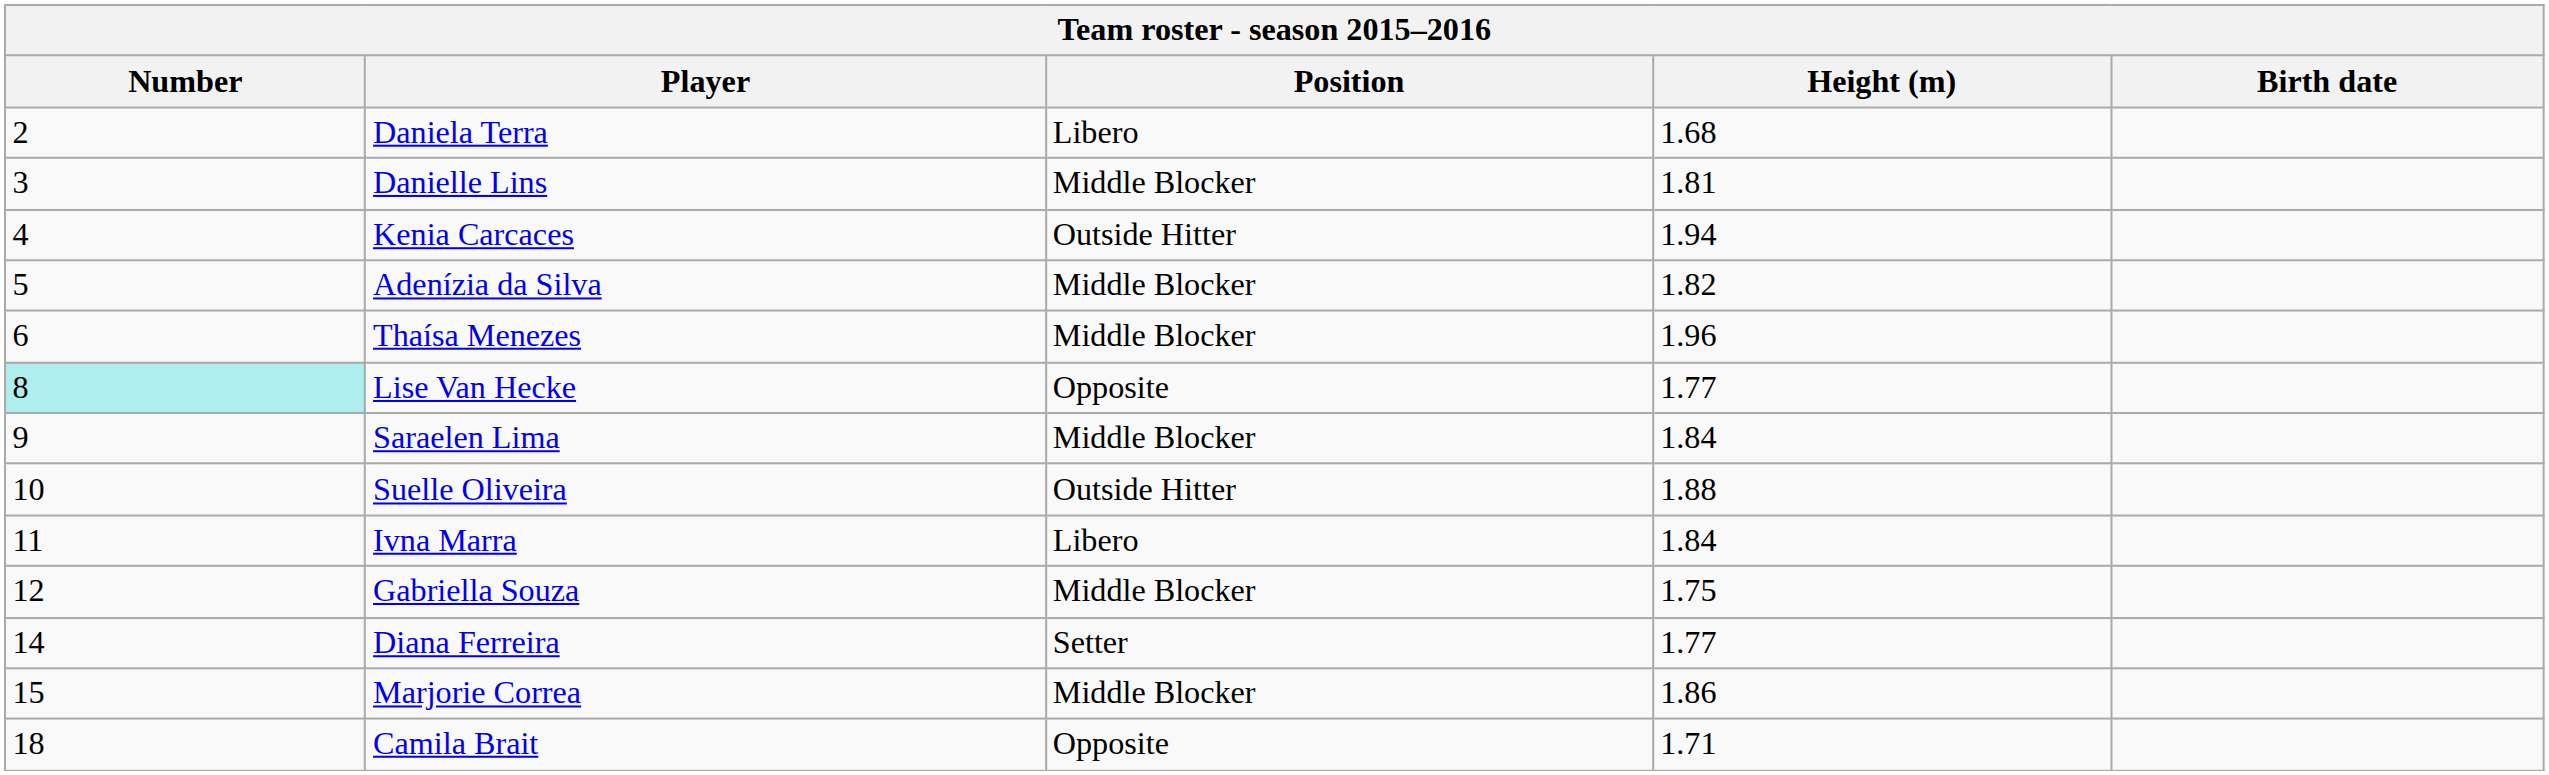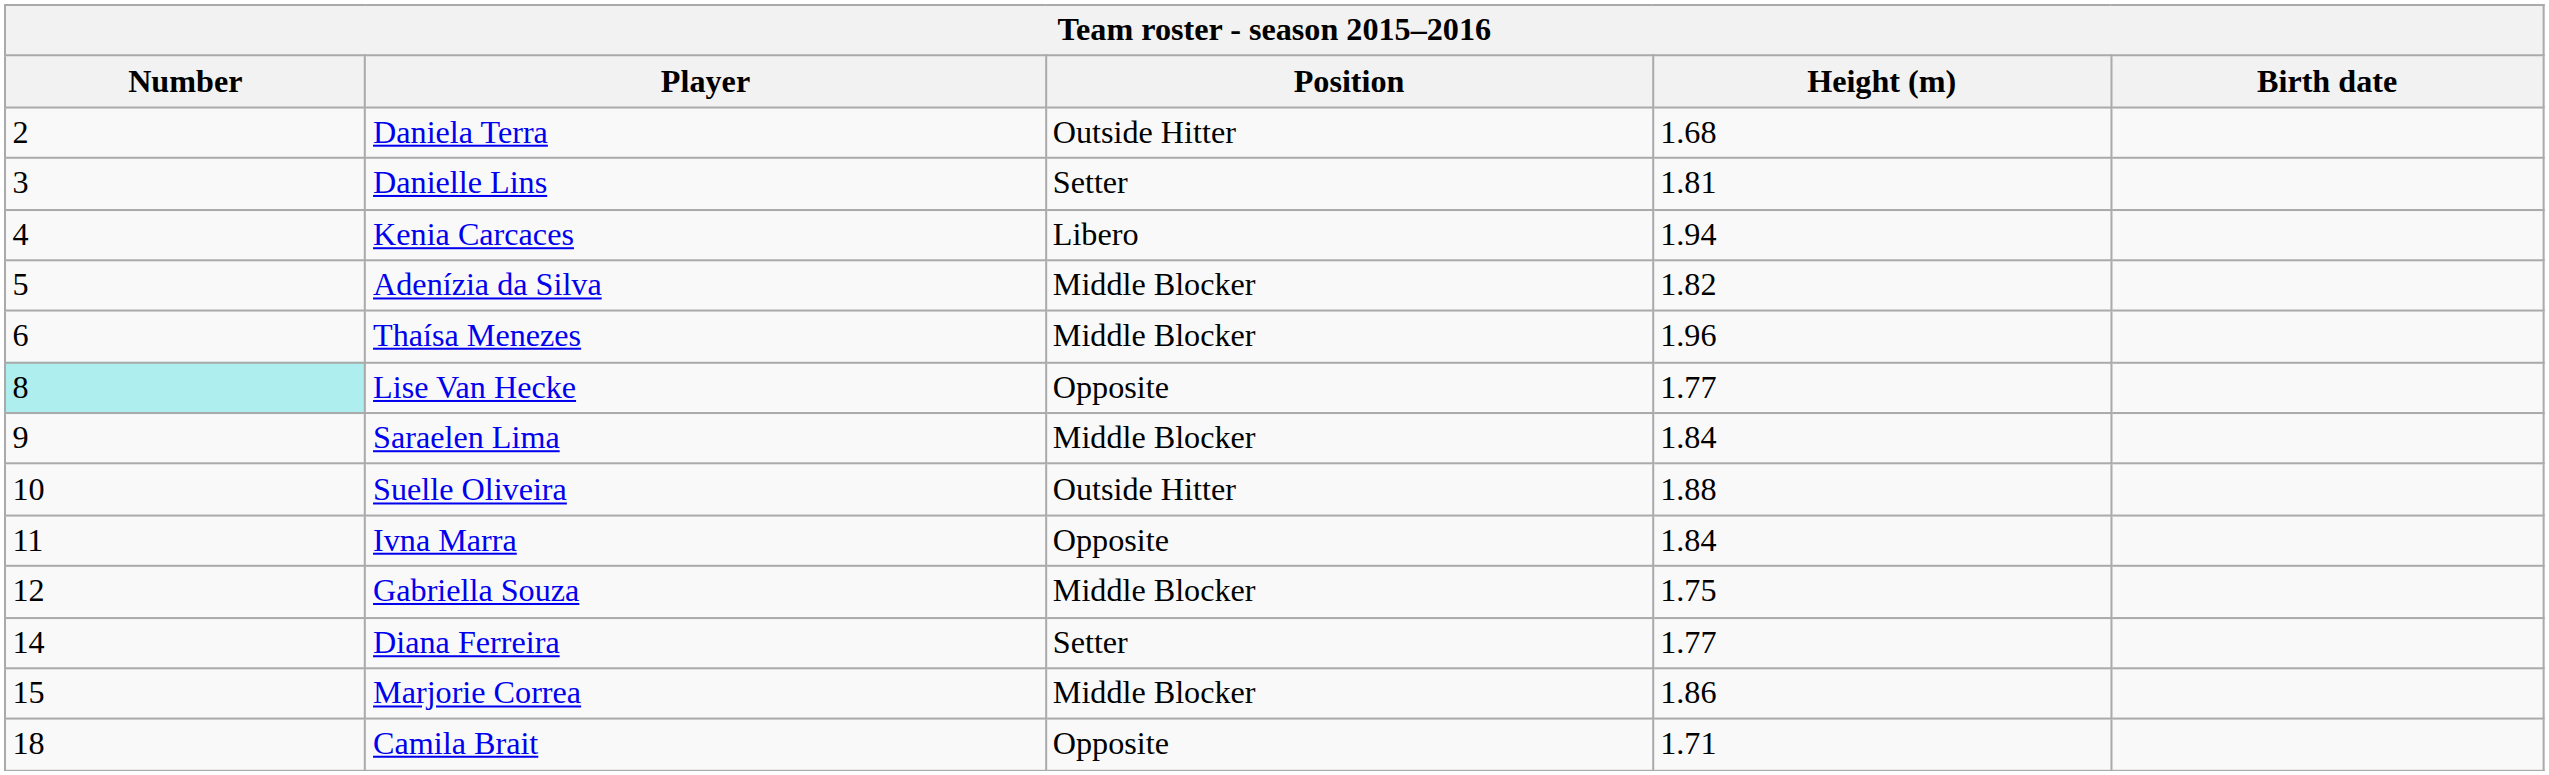(1096, 132) Libero -> (1144, 132) Outside Hitter
(1154, 183) Middle Blocker -> (1090, 183) Setter
(1144, 234) Outside Hitter -> (1096, 234) Libero
(1096, 540) Libero -> (1111, 540) Opposite
